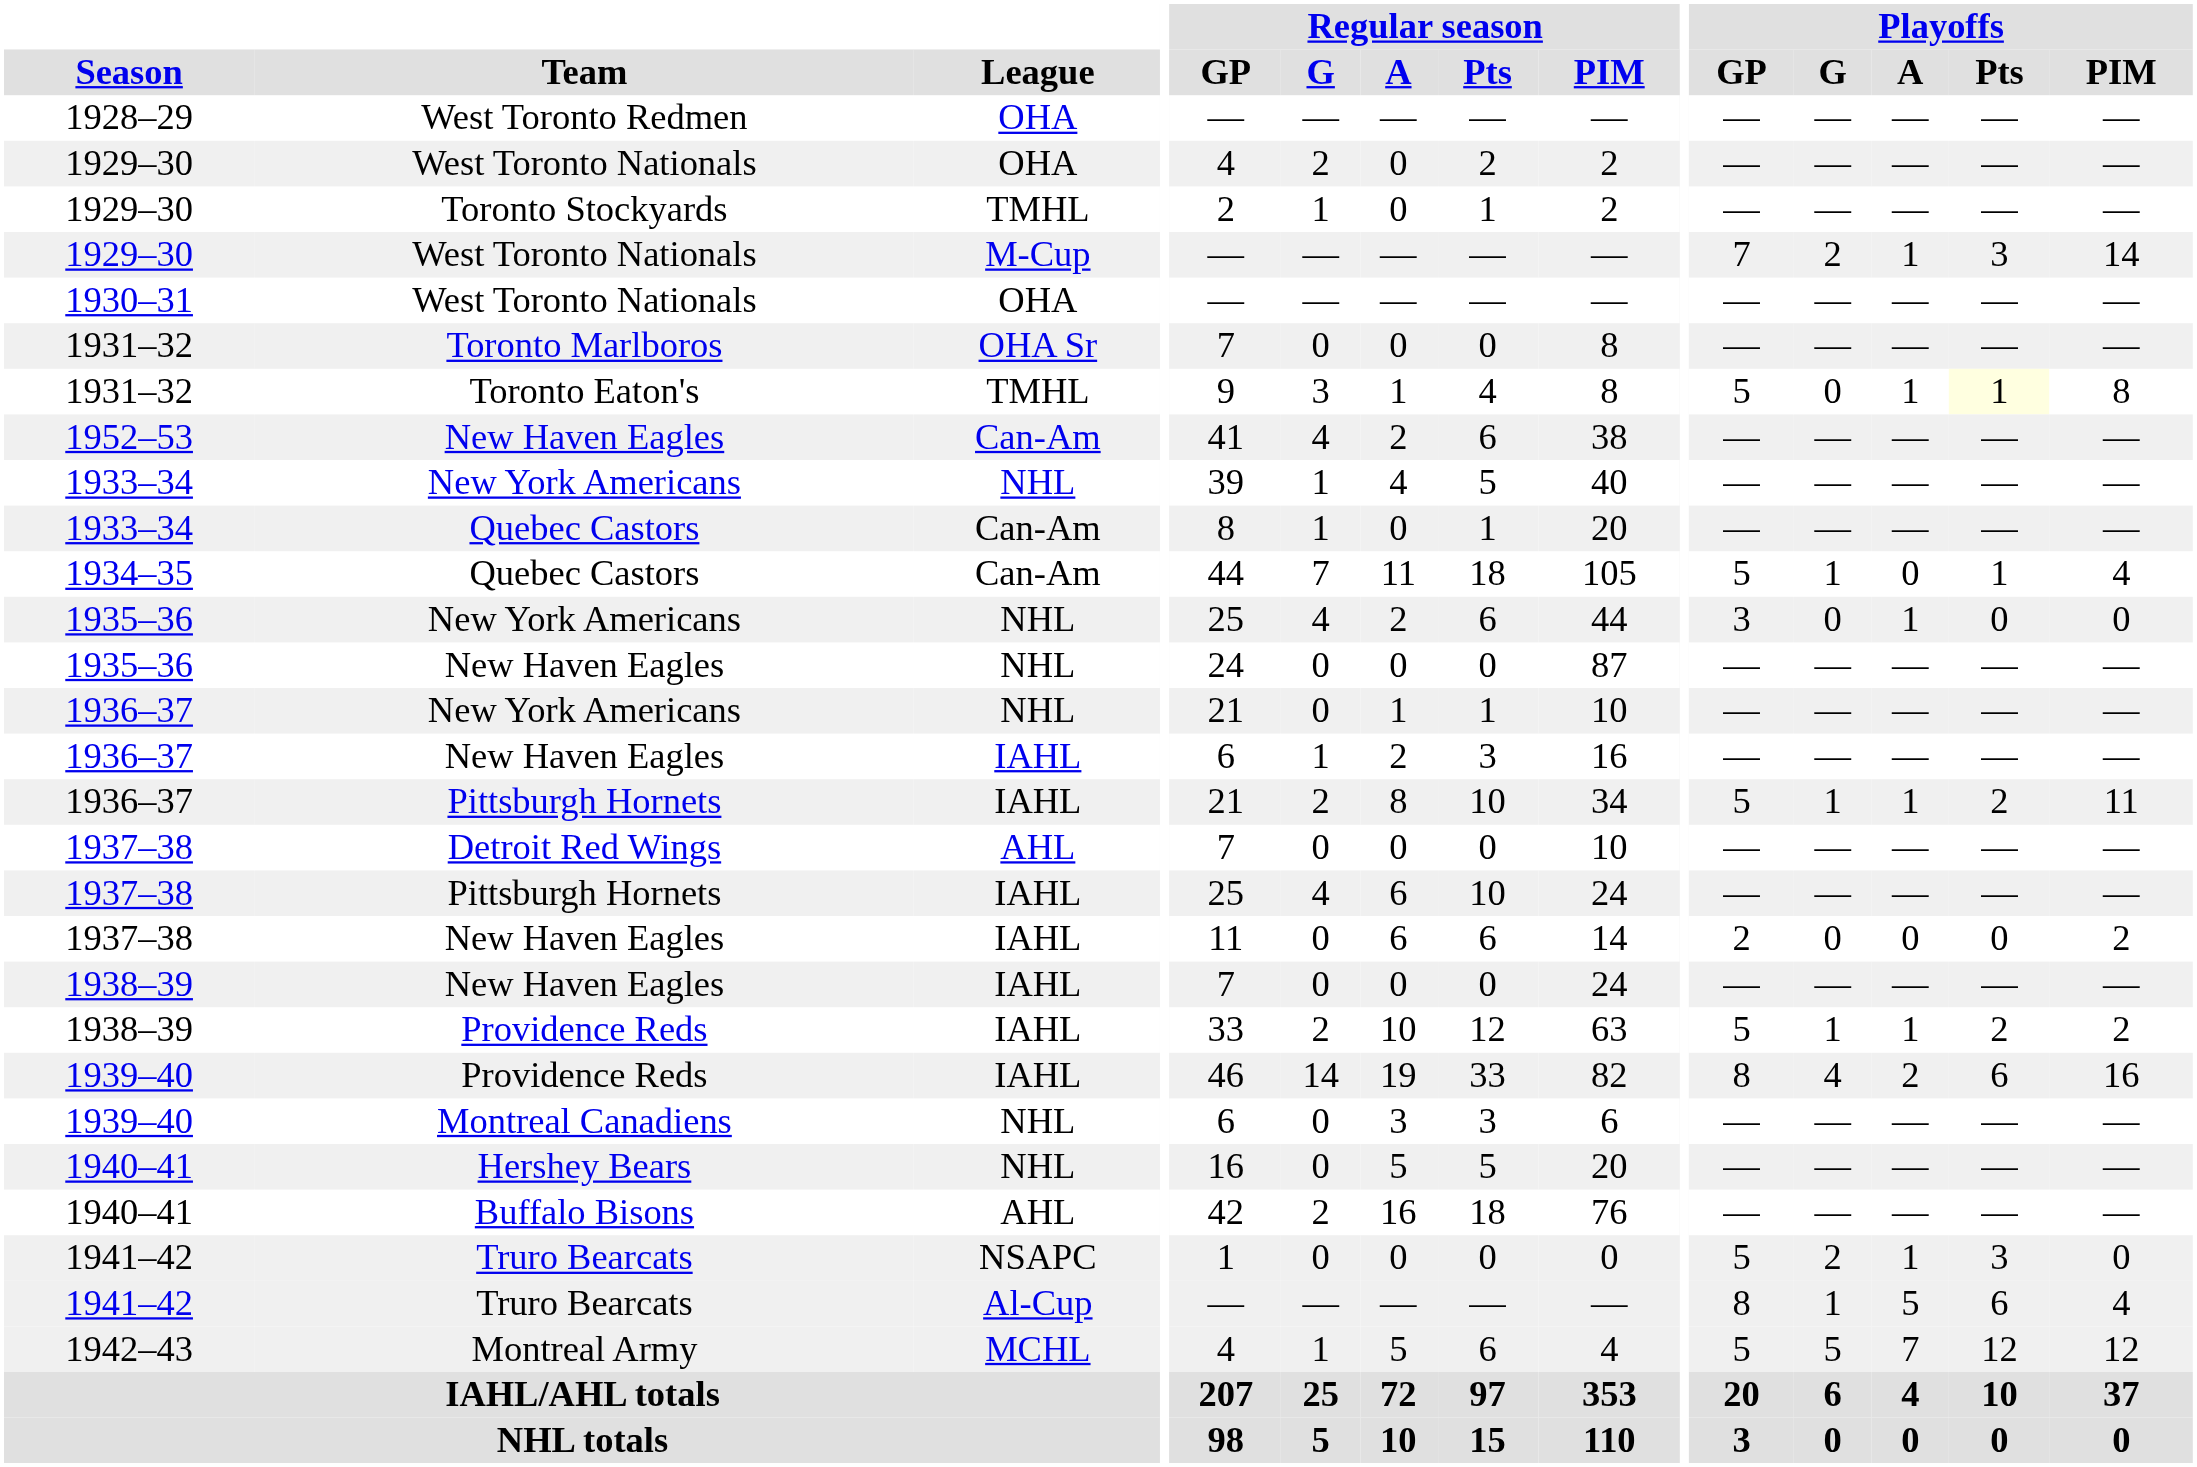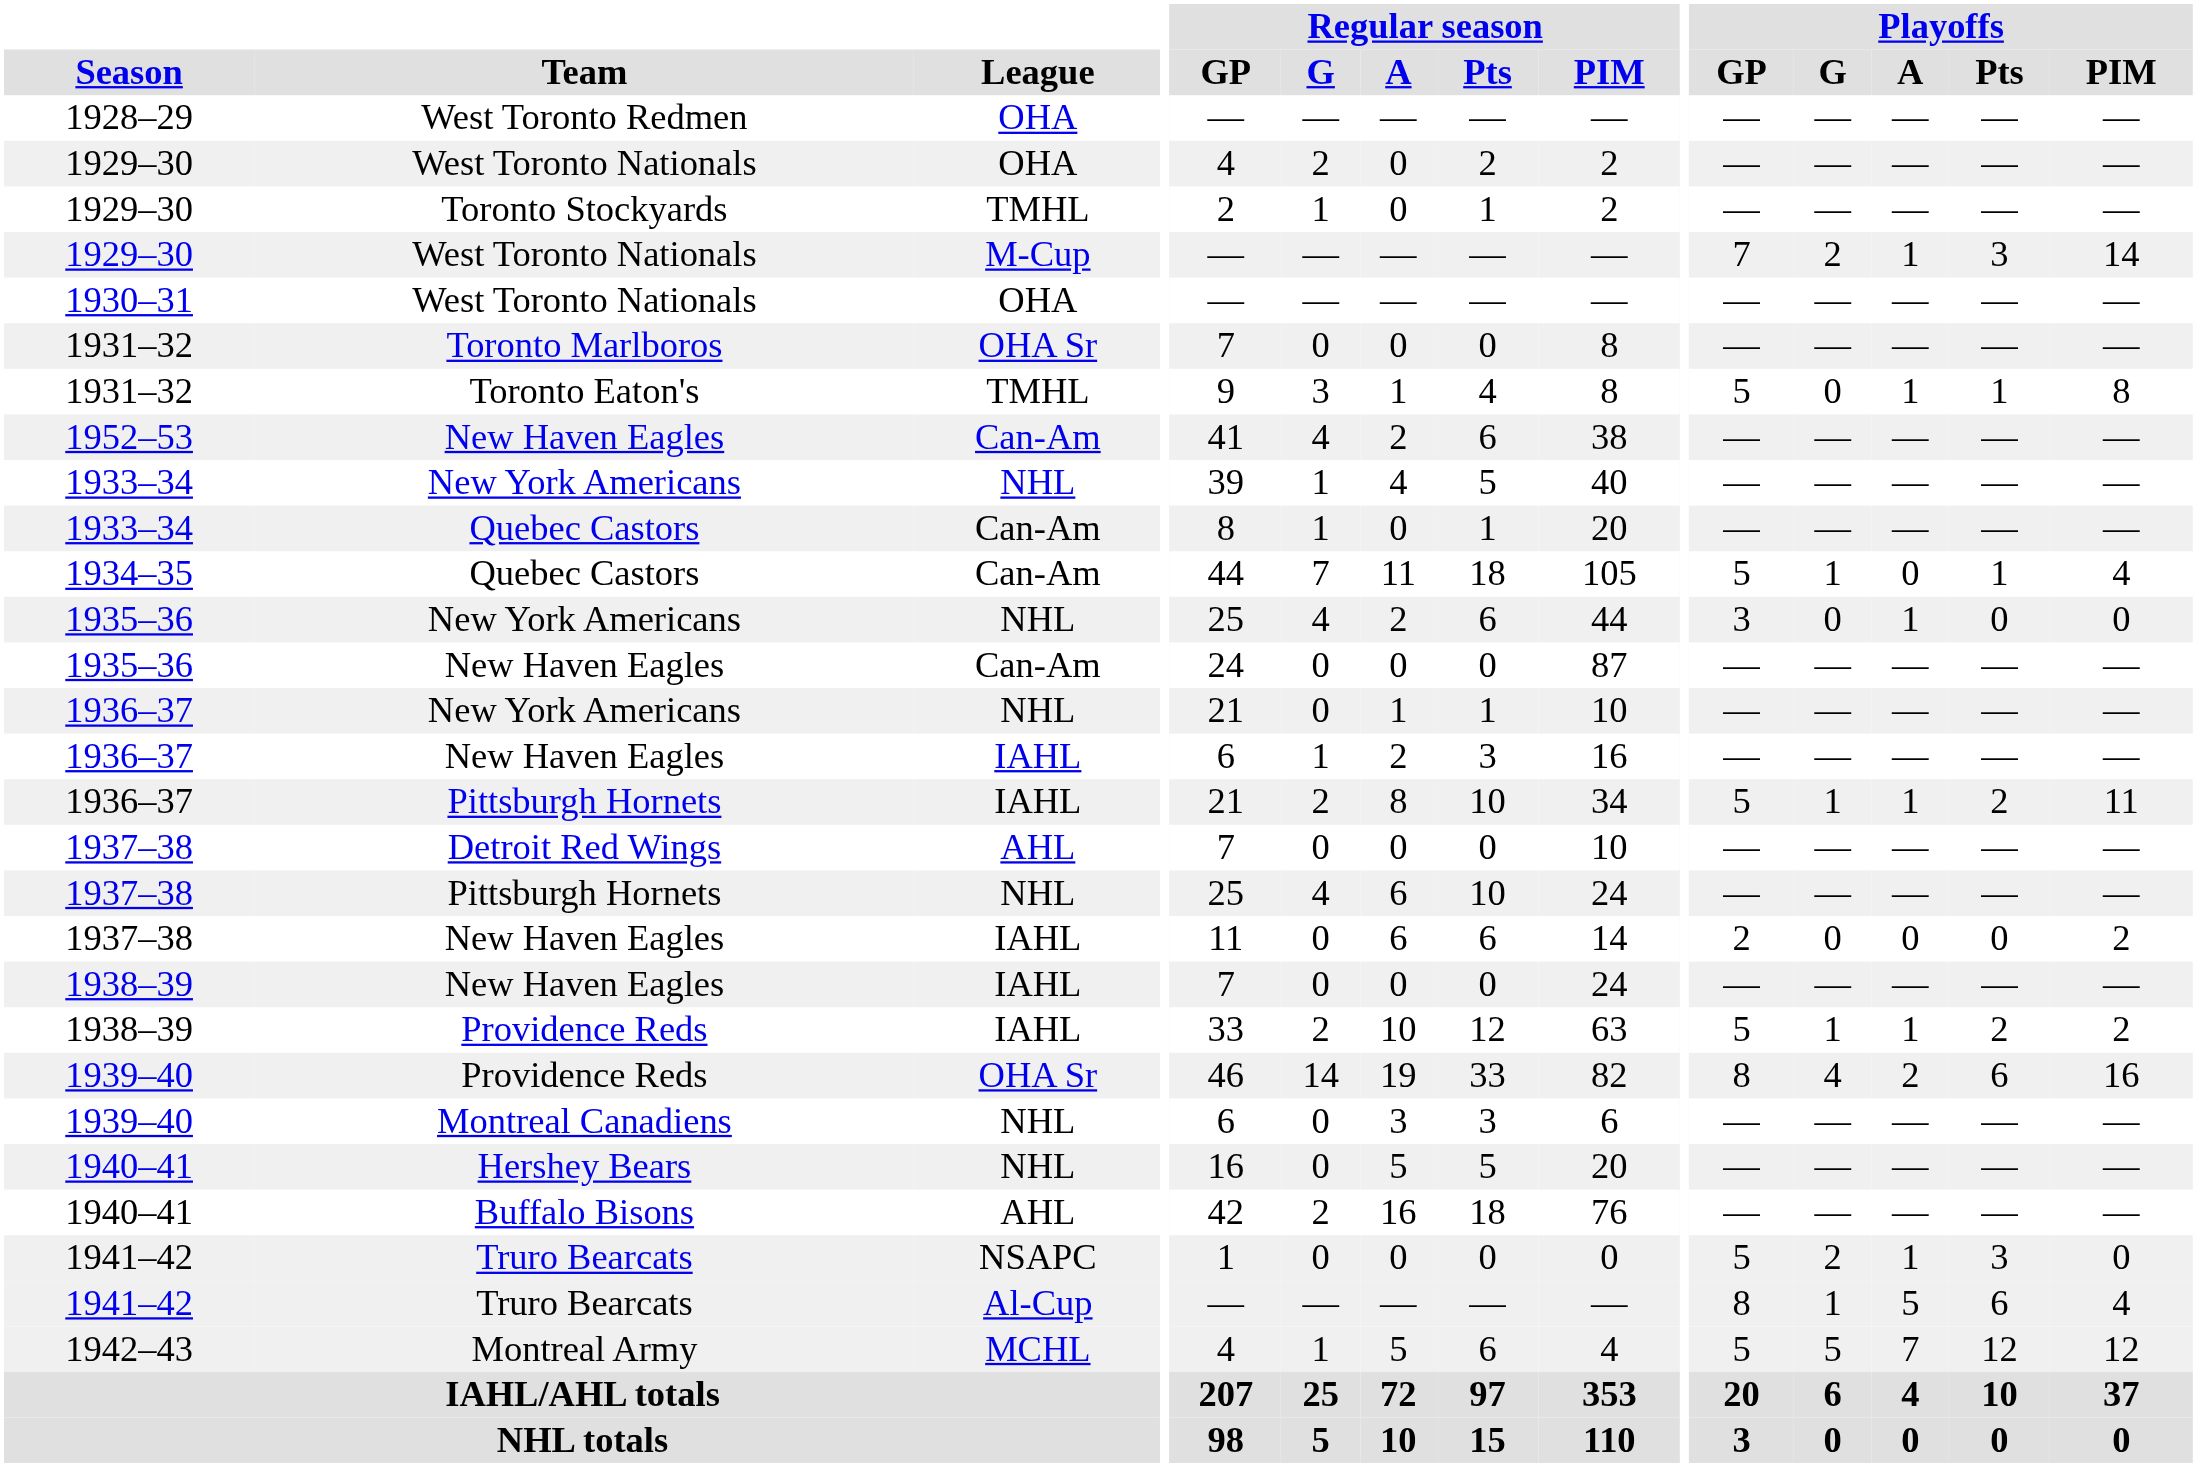(1999, 390) lightyellow background -> (1999, 390) no background
(1038, 664) NHL -> (1038, 664) Can-Am
(1038, 892) IAHL -> (1038, 892) NHL
(1038, 1074) IAHL -> (1038, 1074) OHA Sr
